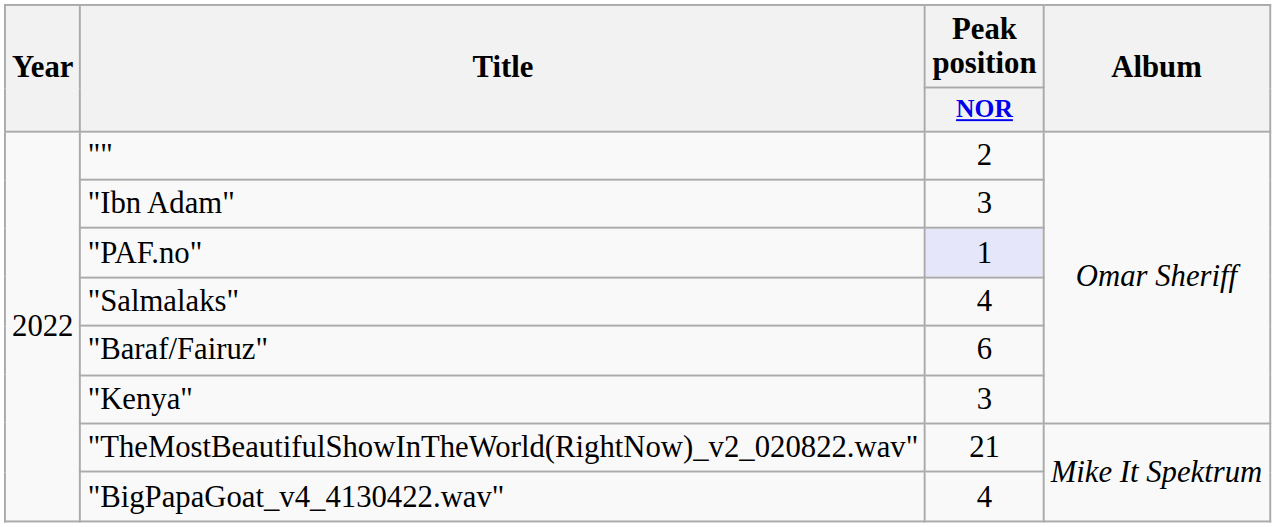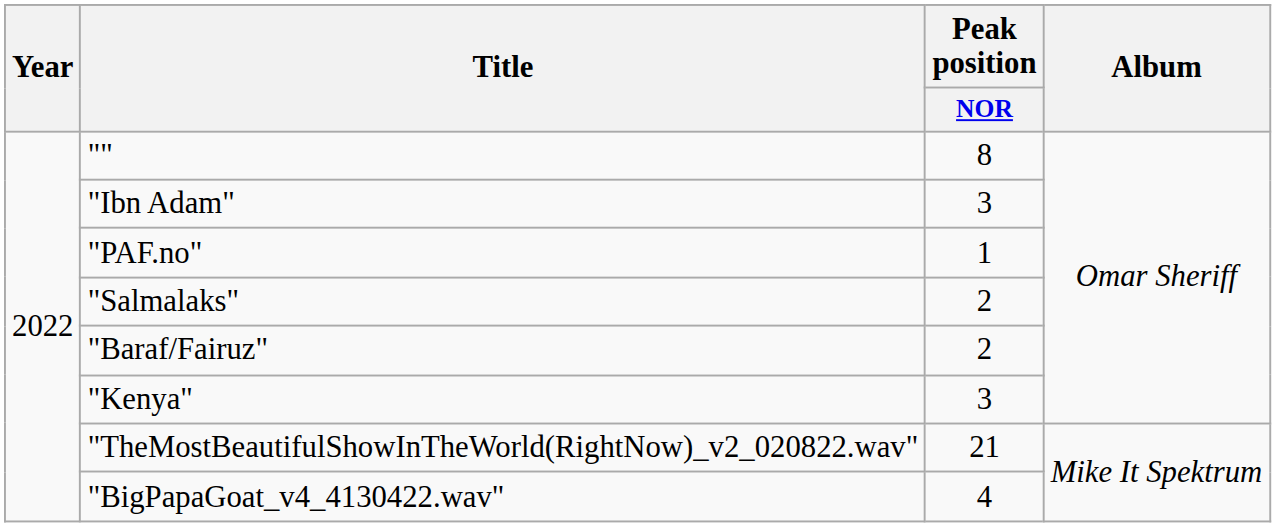(984, 154) 2 -> (984, 154) 8
(984, 252) lavender background -> (984, 252) no background
(984, 301) 4 -> (984, 301) 2
(984, 349) 6 -> (984, 349) 2
